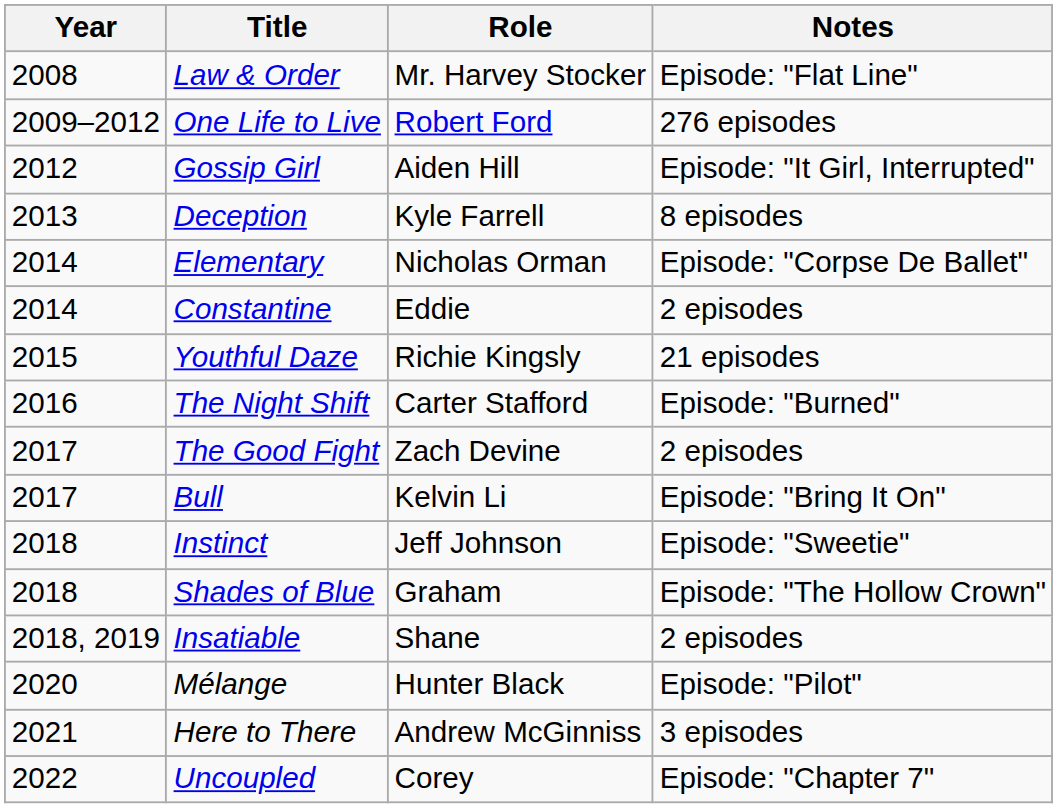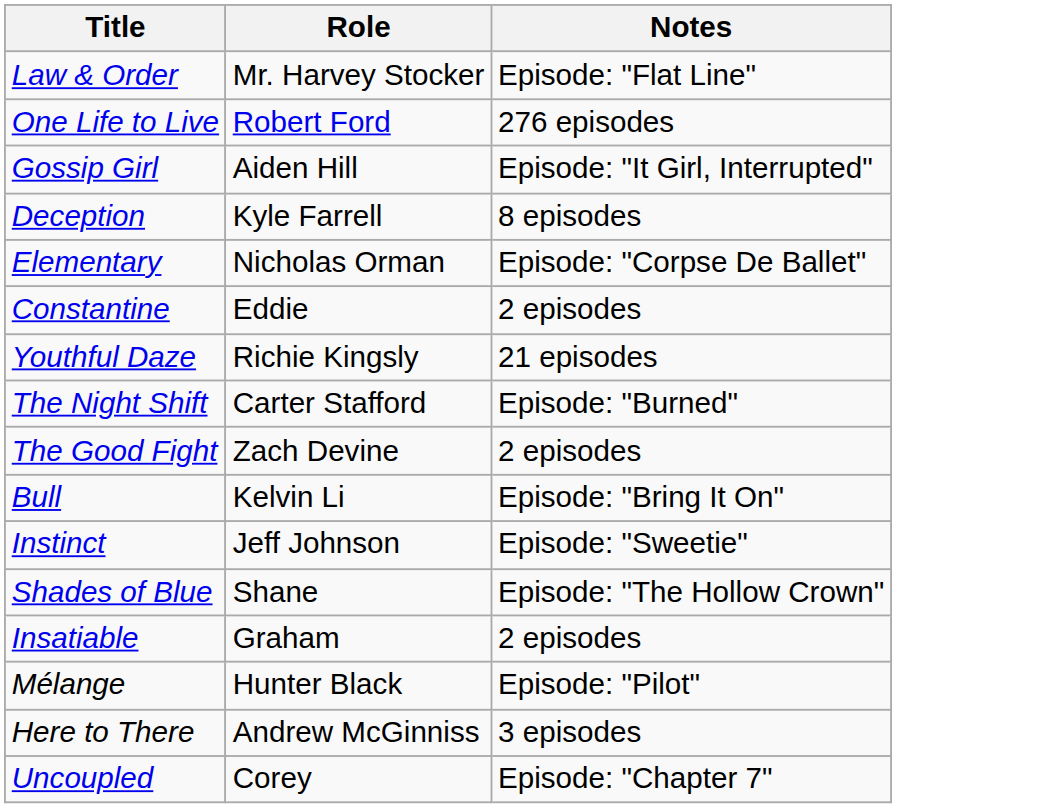- column: (86, 27)
(448, 591) Graham -> (276, 591) Shane
(437, 638) Shane -> (286, 638) Graham
